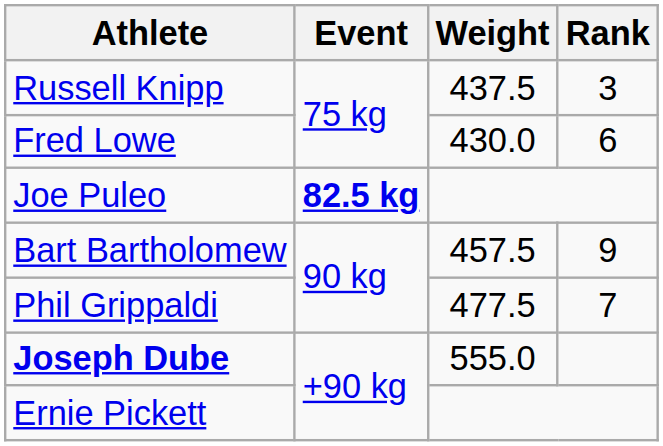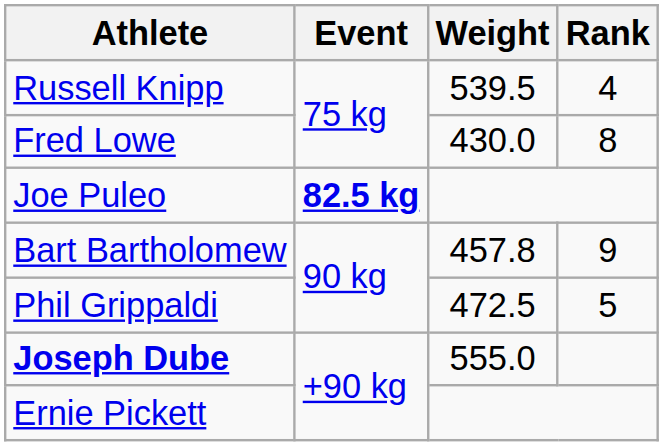(493, 87) 437.5 -> (493, 87) 539.5
(608, 87) 3 -> (608, 87) 4
(608, 142) 6 -> (608, 142) 8
(493, 250) 457.5 -> (493, 250) 457.8
(493, 305) 477.5 -> (493, 305) 472.5
(608, 305) 7 -> (608, 305) 5
